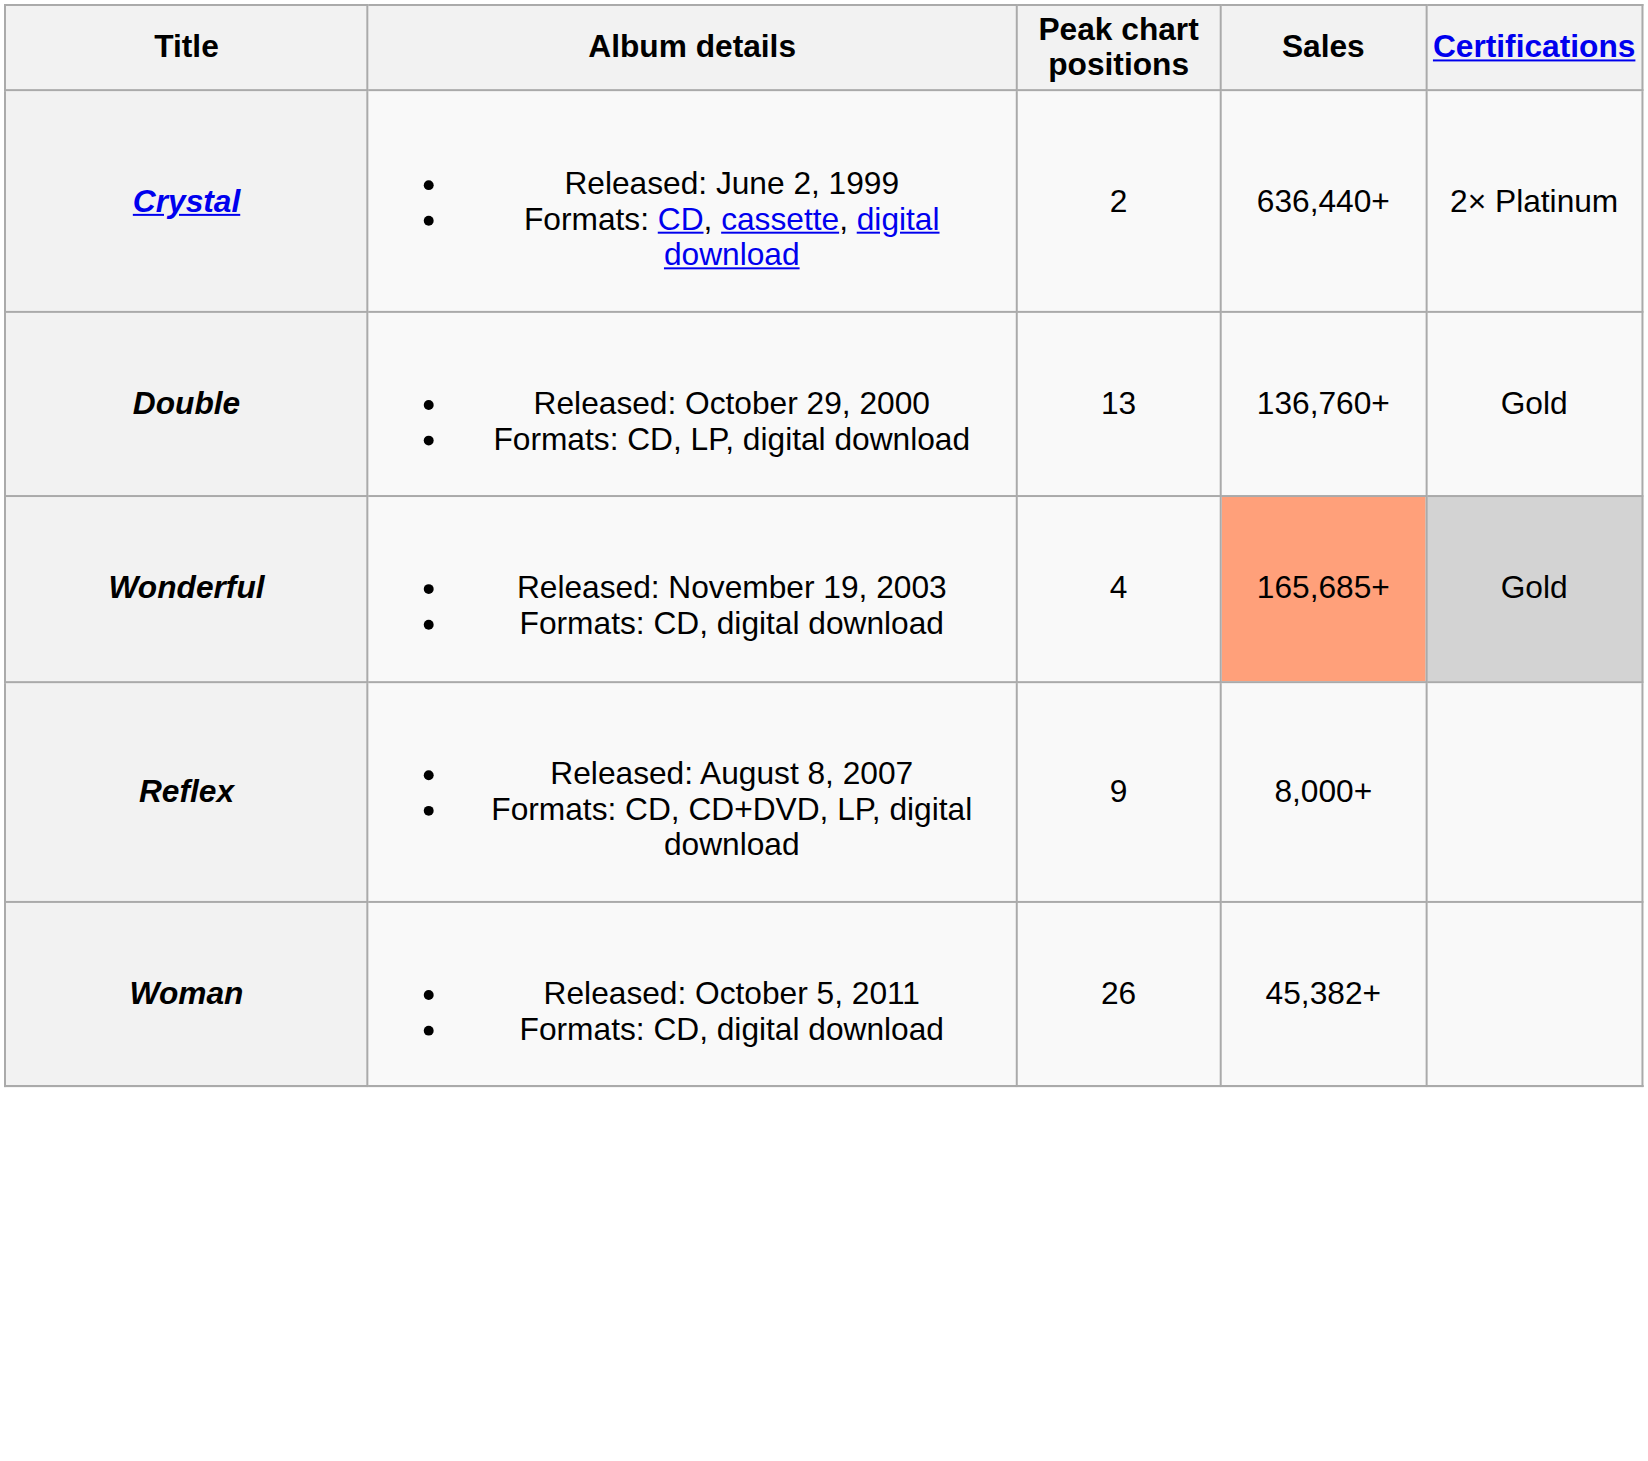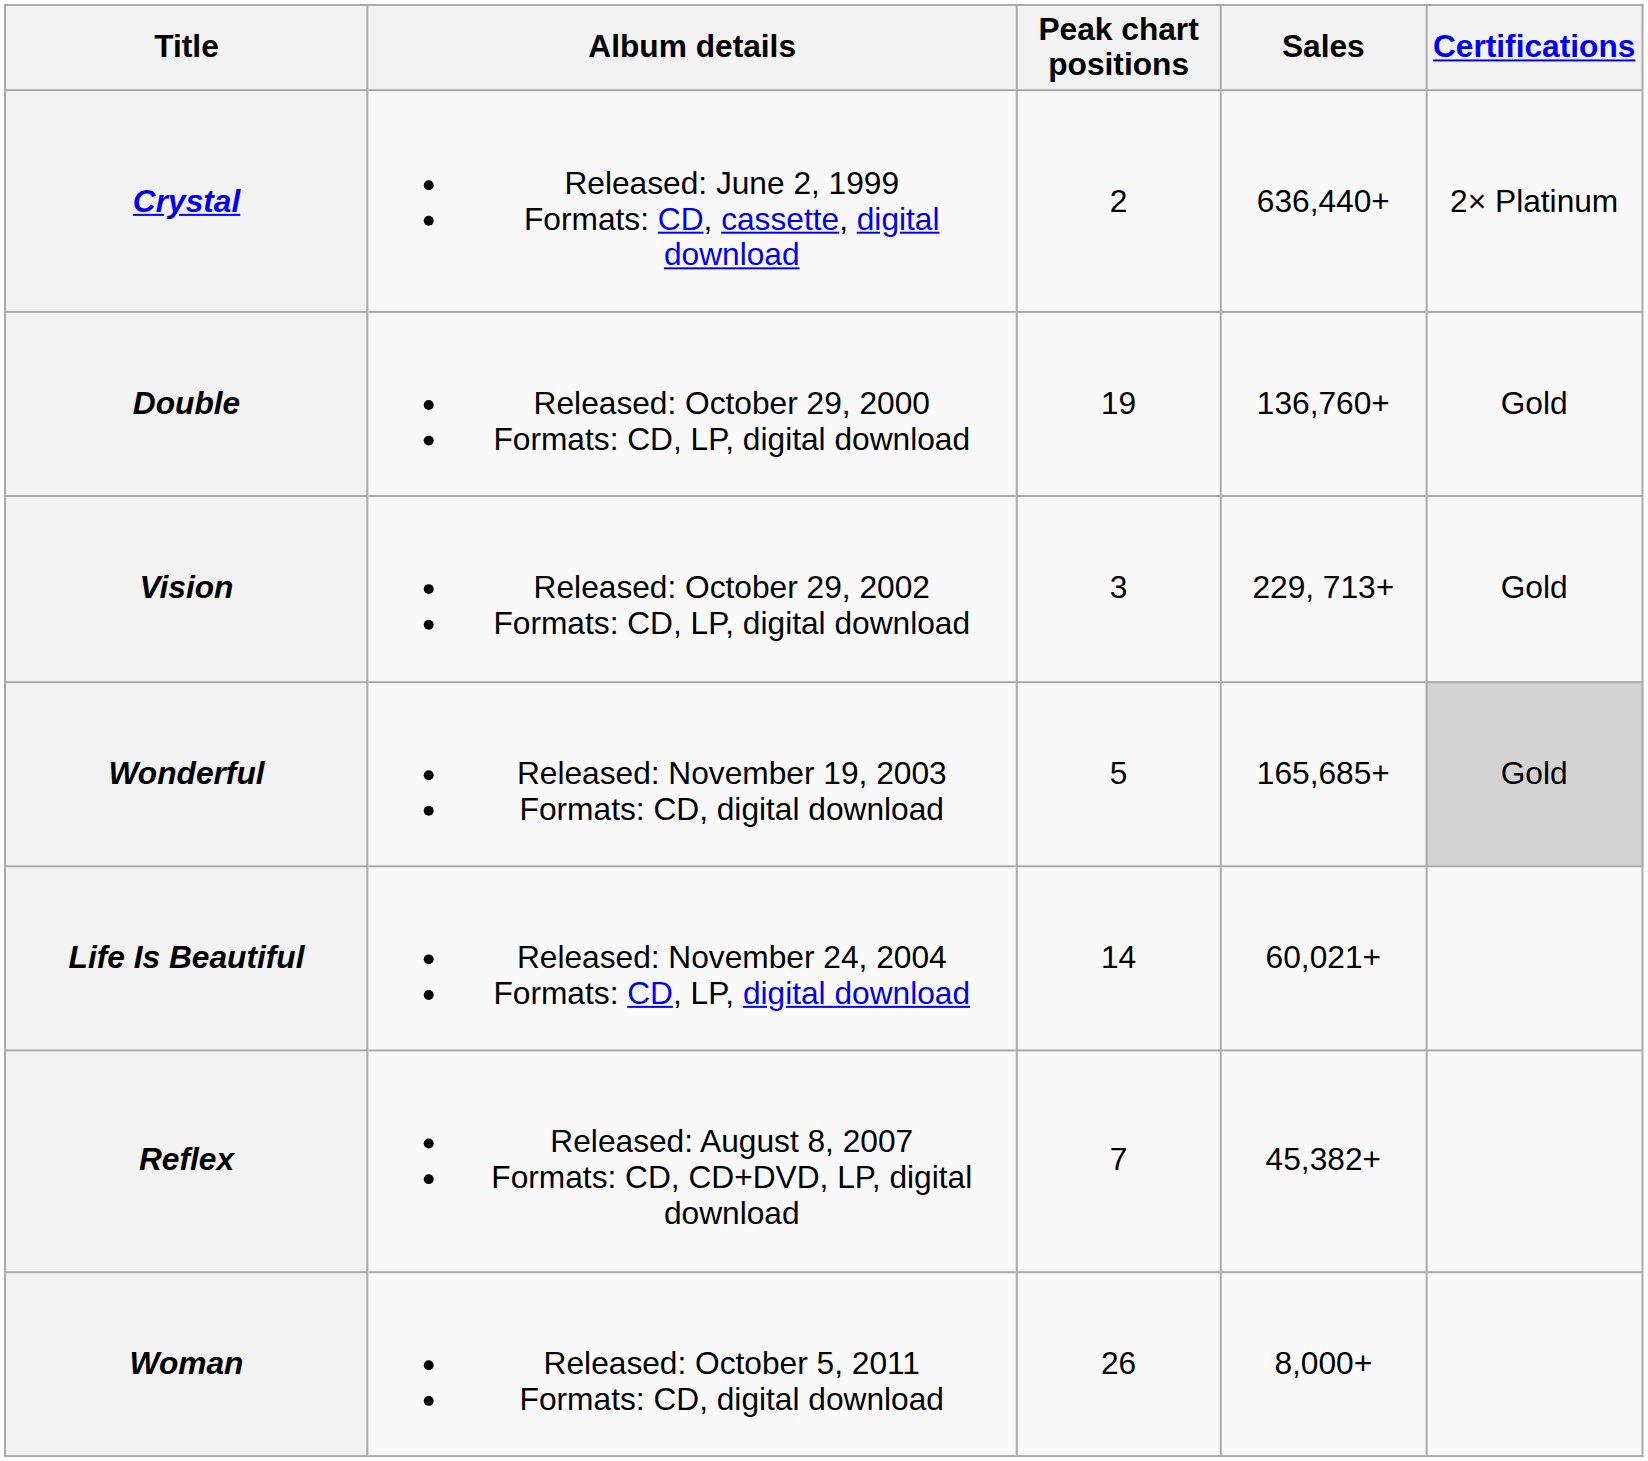(1119, 403) 13 -> (1119, 403) 19
+ row: (187, 588)
(1119, 588) 4 -> (1119, 773) 5
(1323, 588) lightsalmon background -> (1323, 773) no background
+ row: (187, 957)
(1119, 790) 9 -> (1119, 1160) 7
(1323, 790) 8,000+ -> (1323, 1160) 45,382+
(1323, 993) 45,382+ -> (1323, 1363) 8,000+
